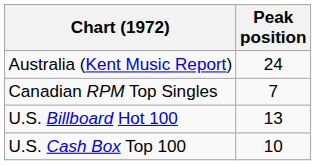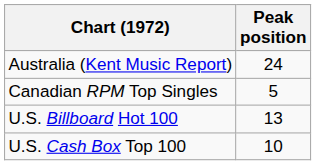(273, 91) 7 -> (273, 91) 5
